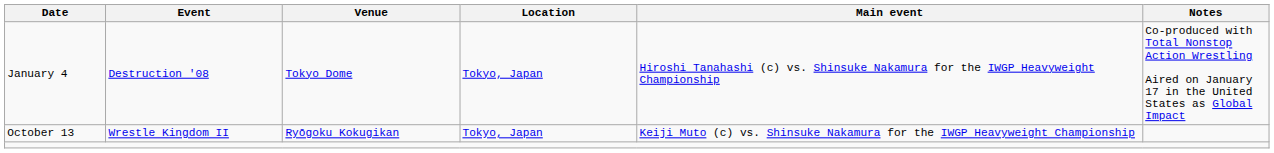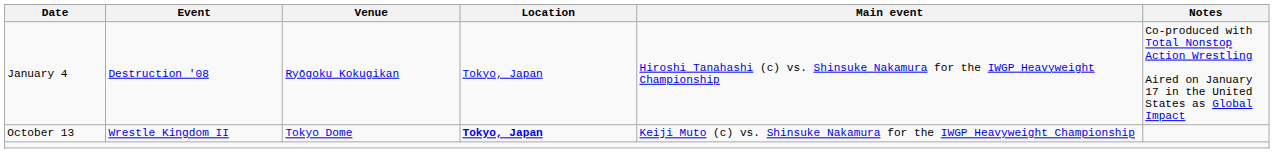(319, 73) Tokyo Dome -> (342, 73) Ryōgoku Kokugikan
(342, 133) Ryōgoku Kokugikan -> (319, 133) Tokyo Dome
(503, 133) normal -> (503, 133) bold
